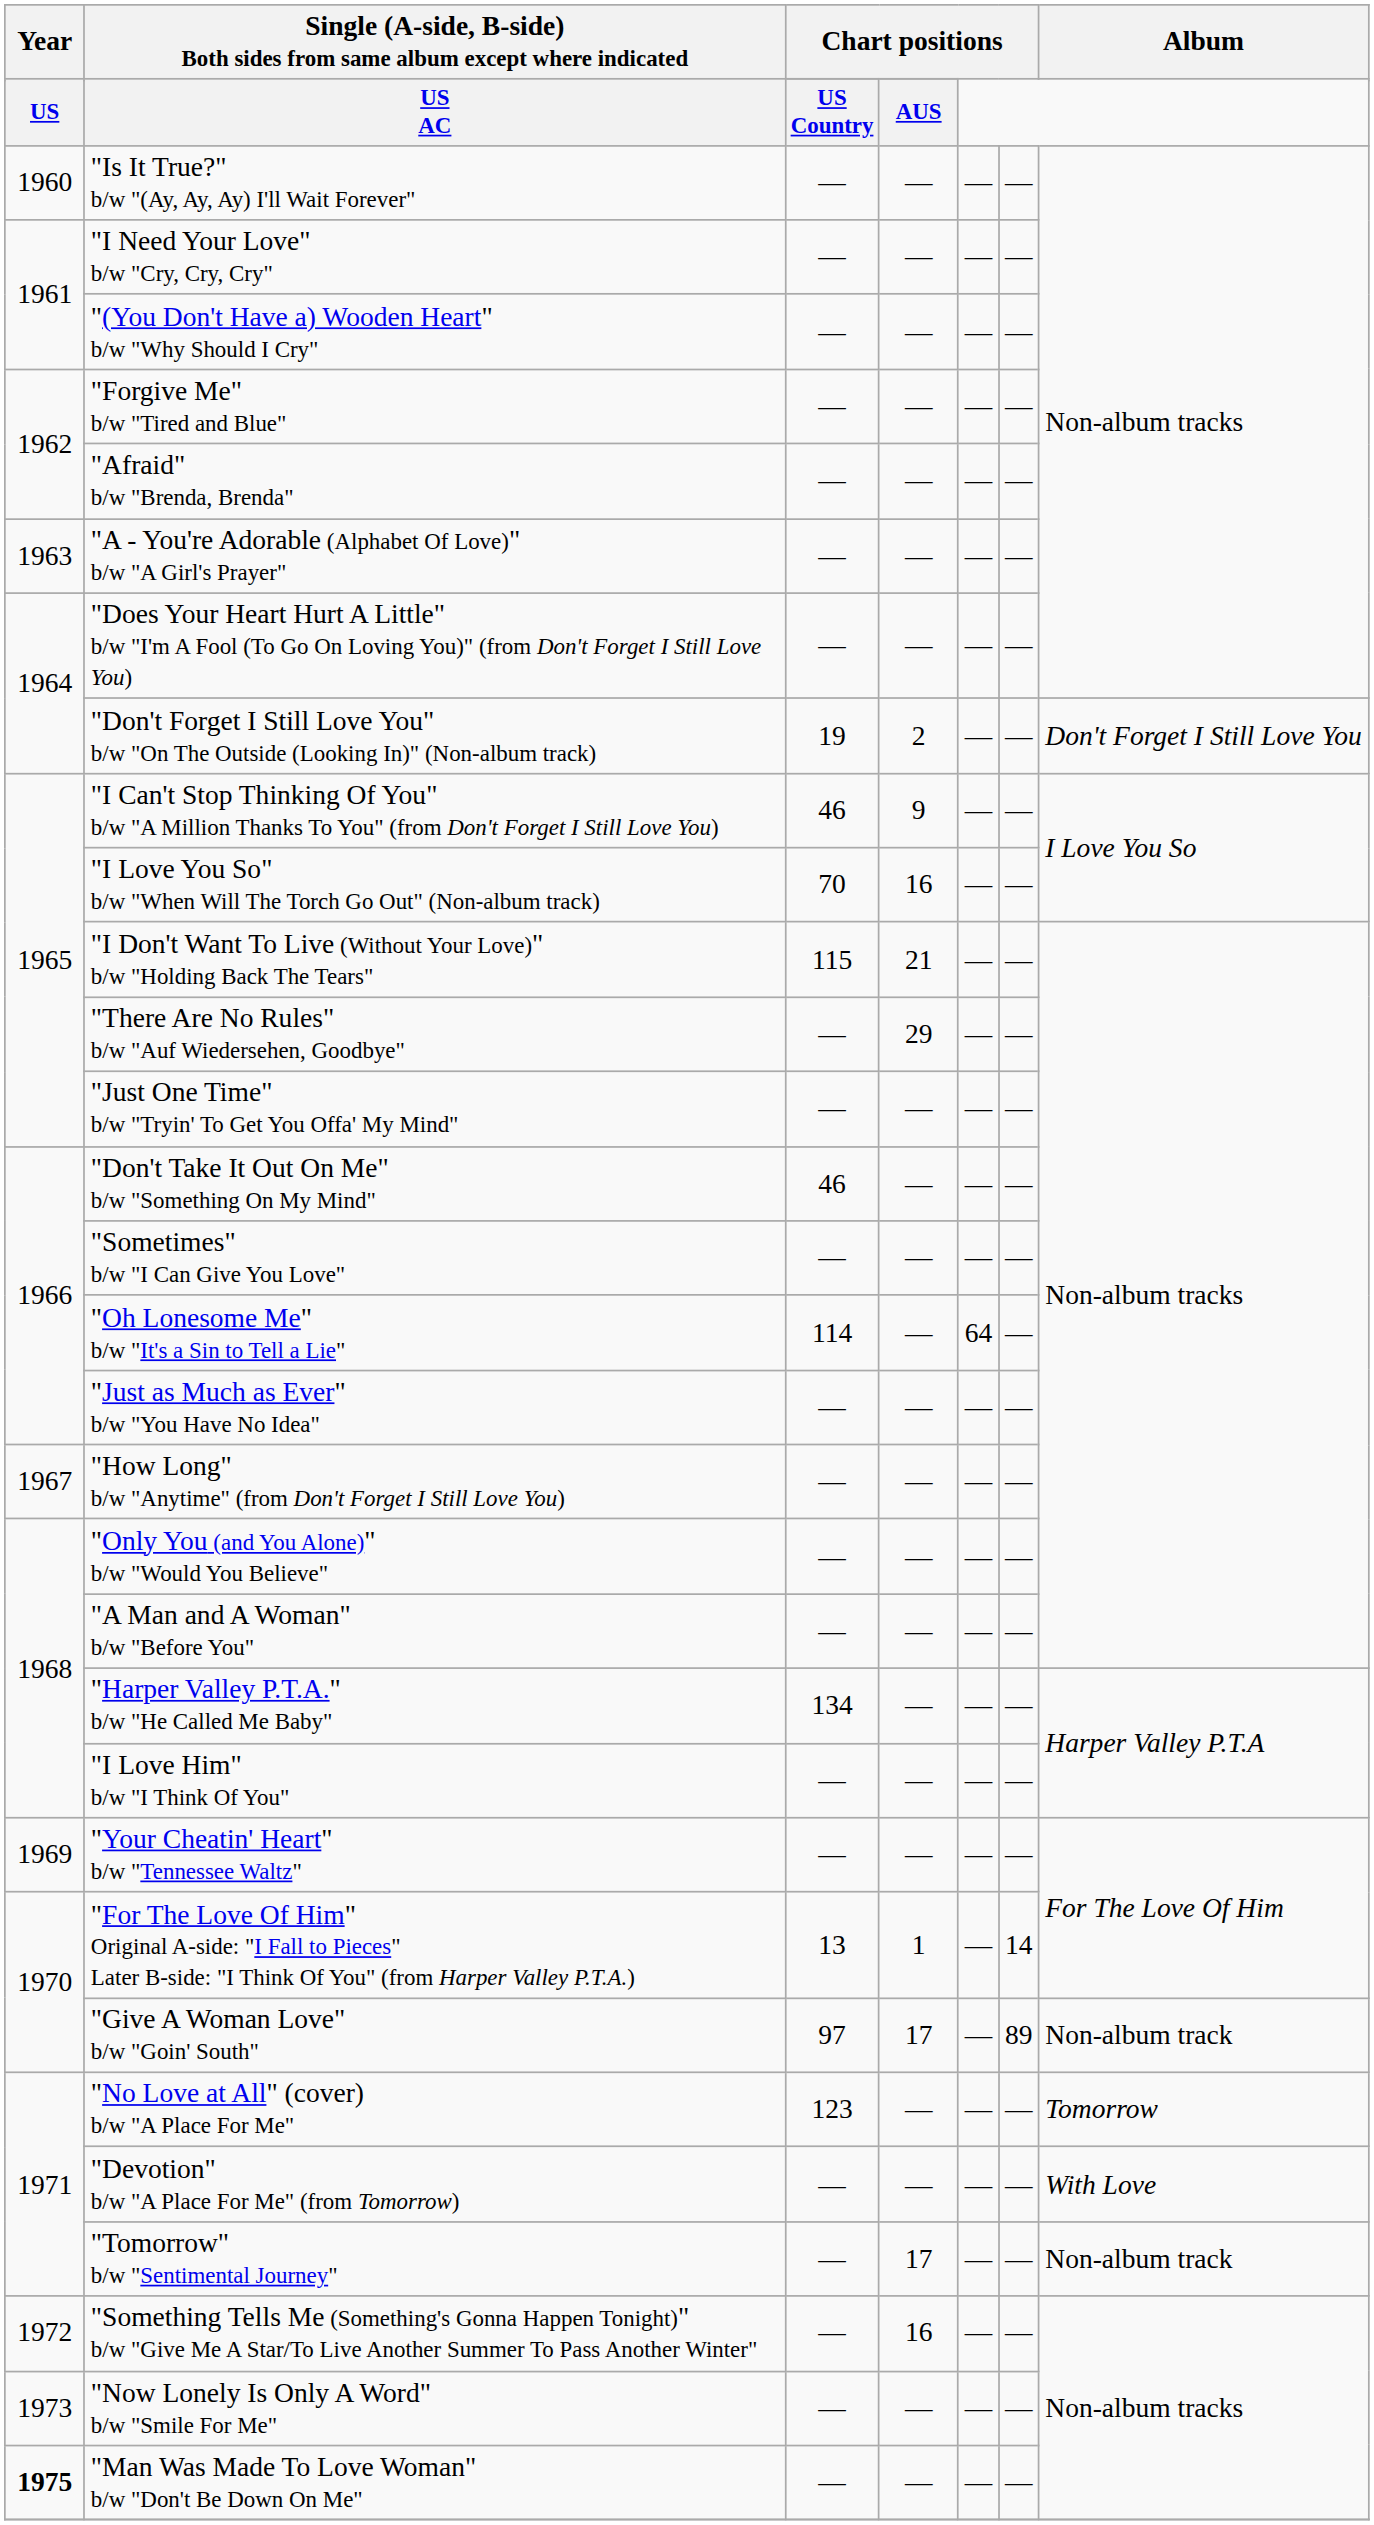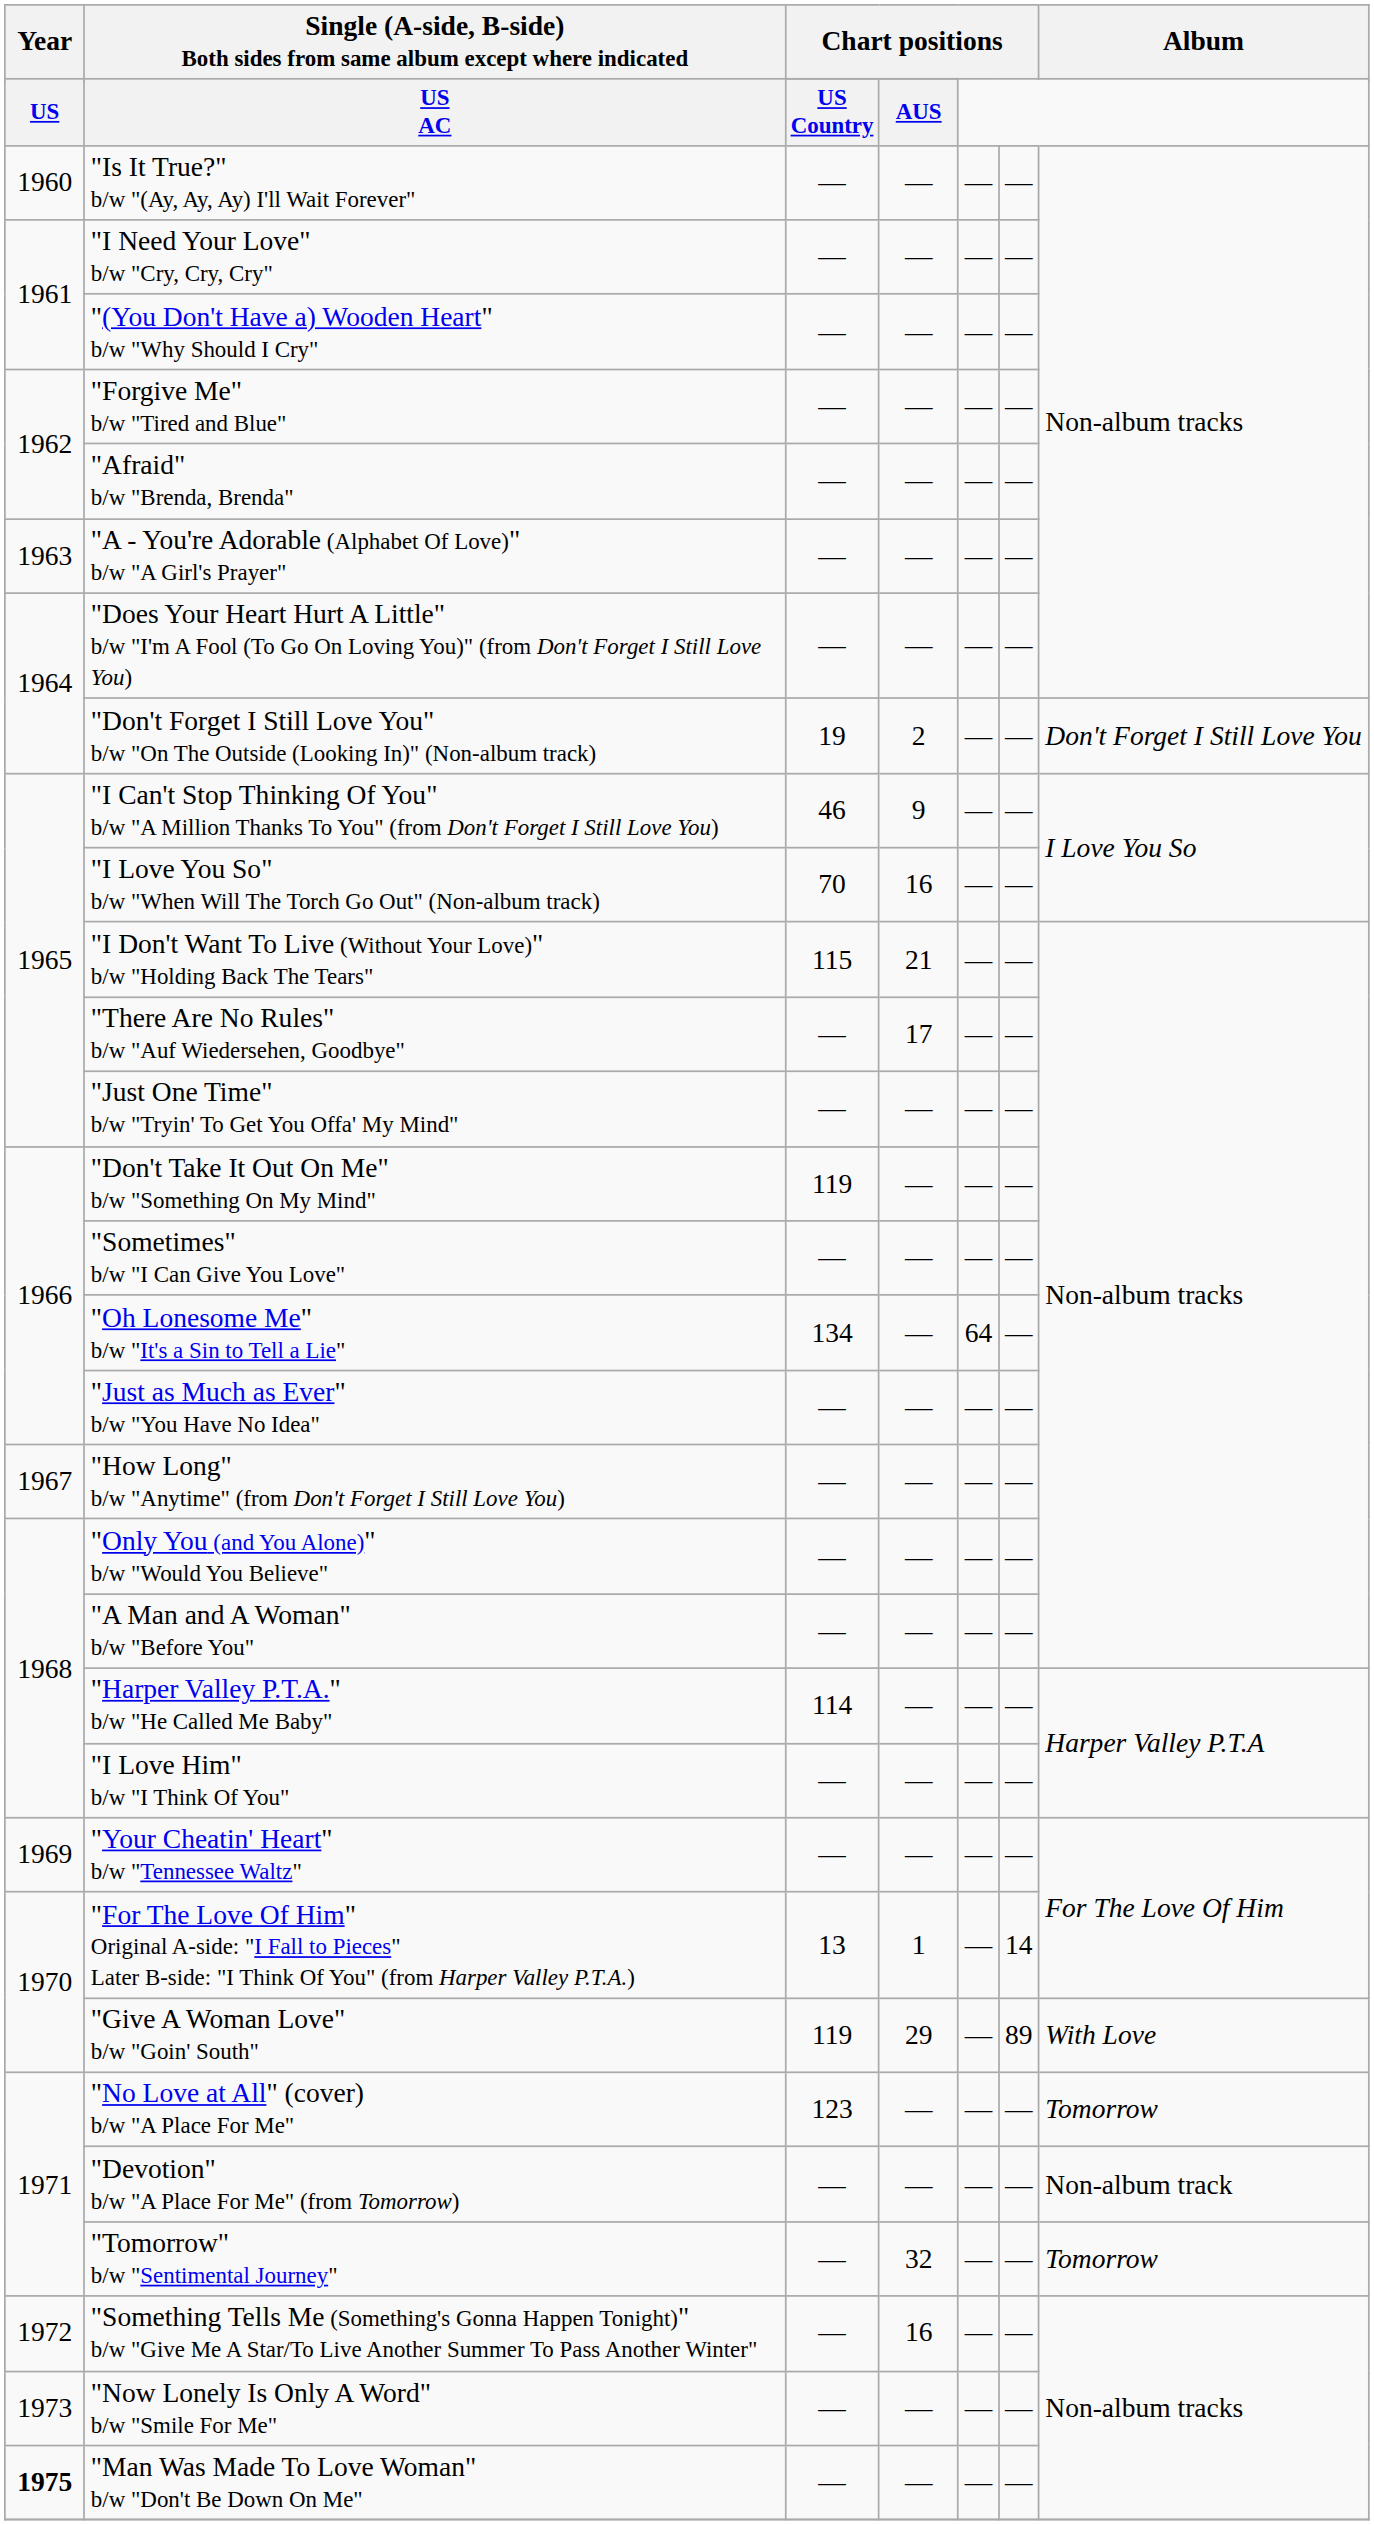(919, 1033) 29 -> (919, 1033) 17
(832, 1183) 46 -> (832, 1183) 119
(832, 1332) 114 -> (832, 1332) 134
(832, 1705) 134 -> (832, 1705) 114
(832, 2034) 97 -> (832, 2034) 119
(919, 2034) 17 -> (919, 2034) 29
(1139, 2034) Non-album track -> (1101, 2034) With Love
(1101, 2183) With Love -> (1139, 2183) Non-album track
(919, 2258) 17 -> (919, 2258) 32
(1139, 2258) Non-album track -> (1102, 2258) Tomorrow
